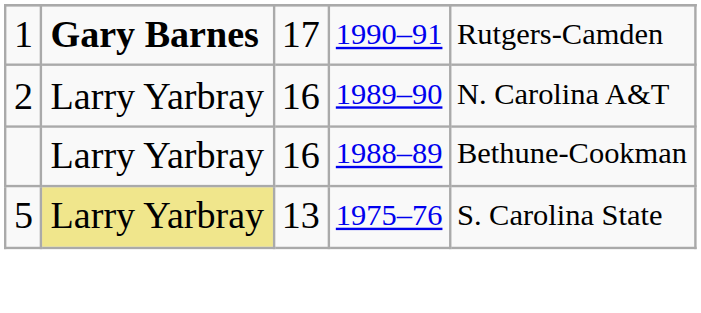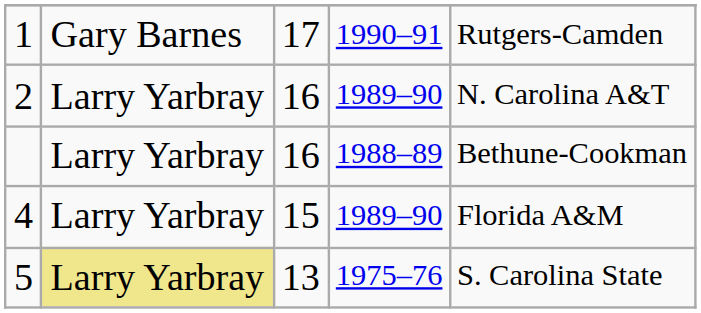(155, 34) bold -> (146, 34) normal
+ row: (23, 215)
